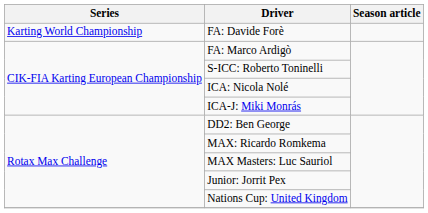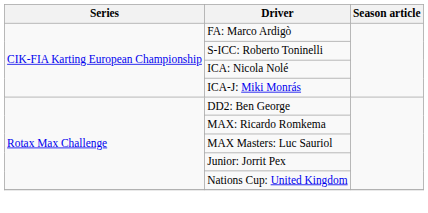- row: (245, 32)
